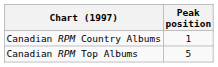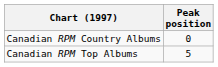(188, 39) 1 -> (188, 39) 0
